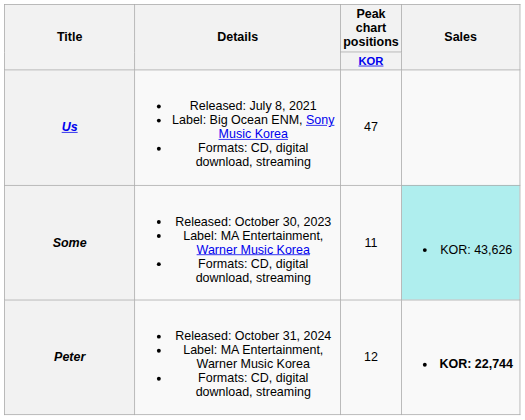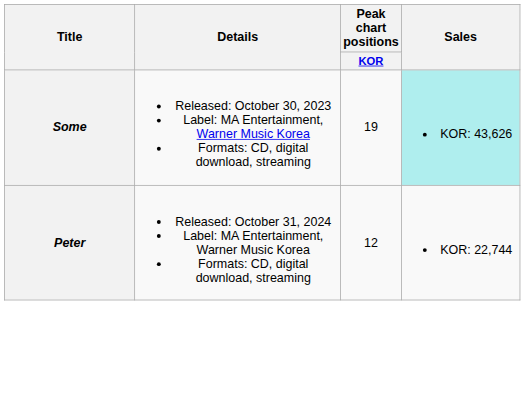- row: (70, 127)
(371, 242) 11 -> (371, 127) 19
(461, 364) bold -> (461, 249) normal
